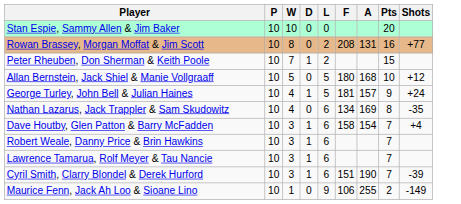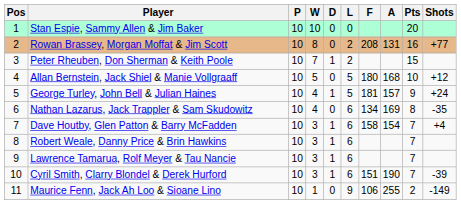+ column: (16, 12)
